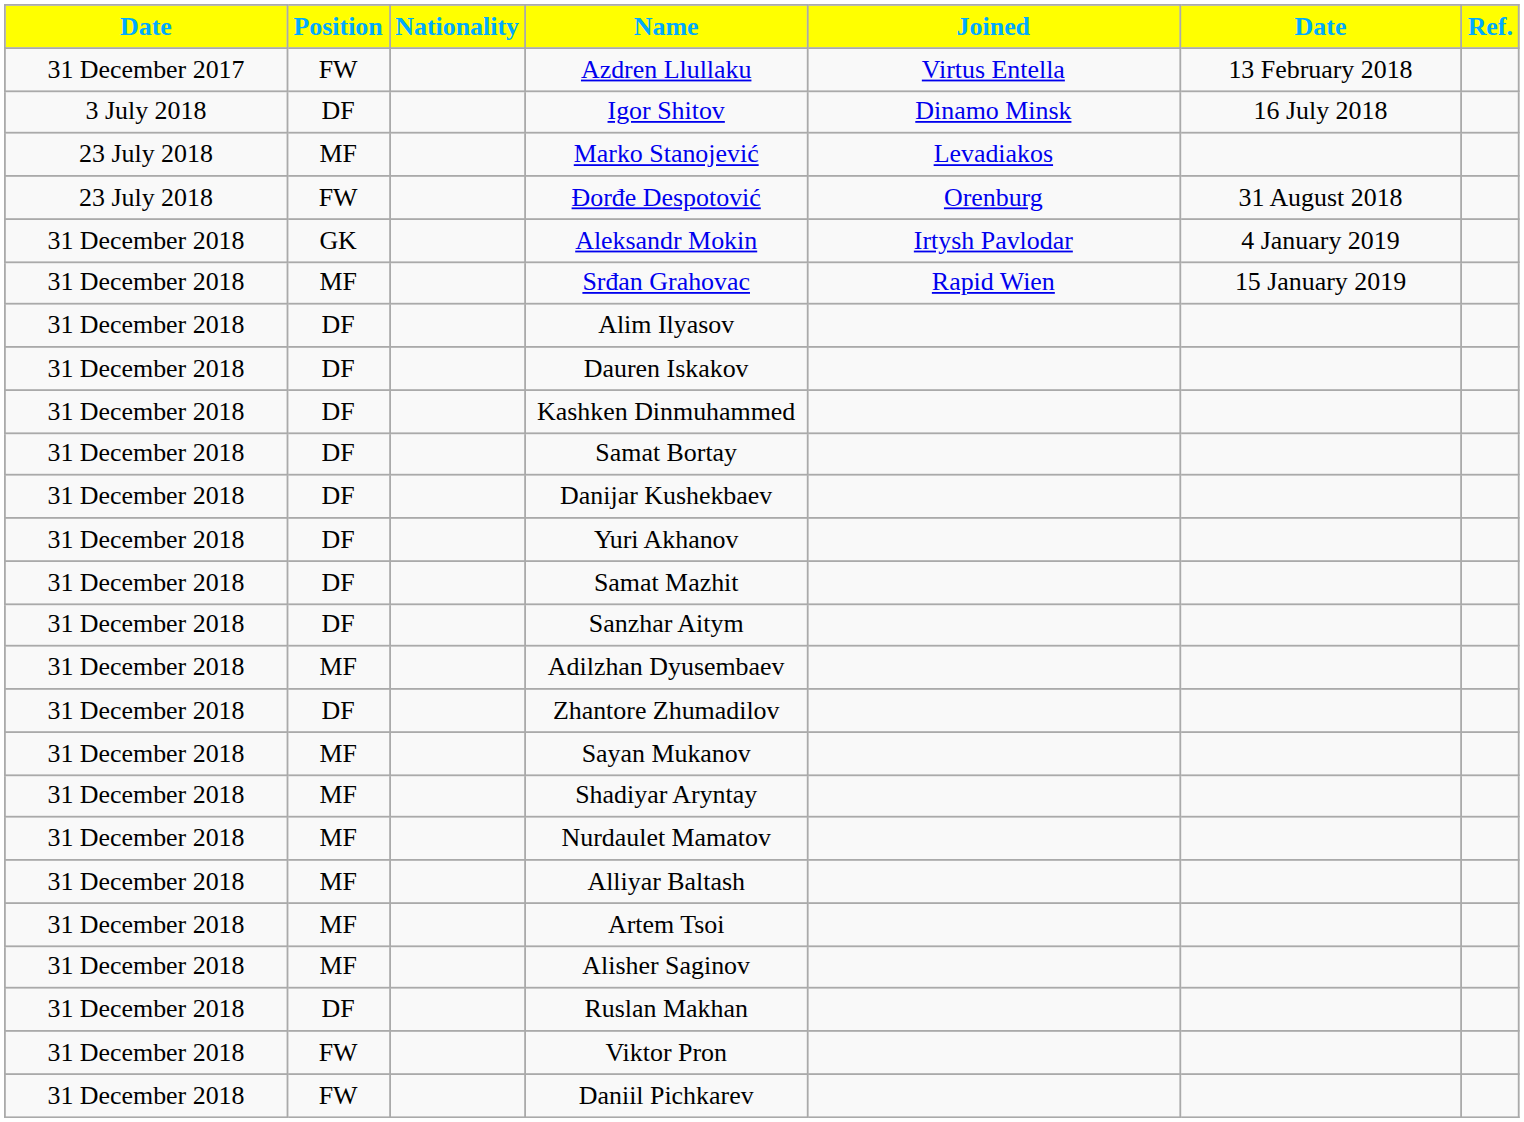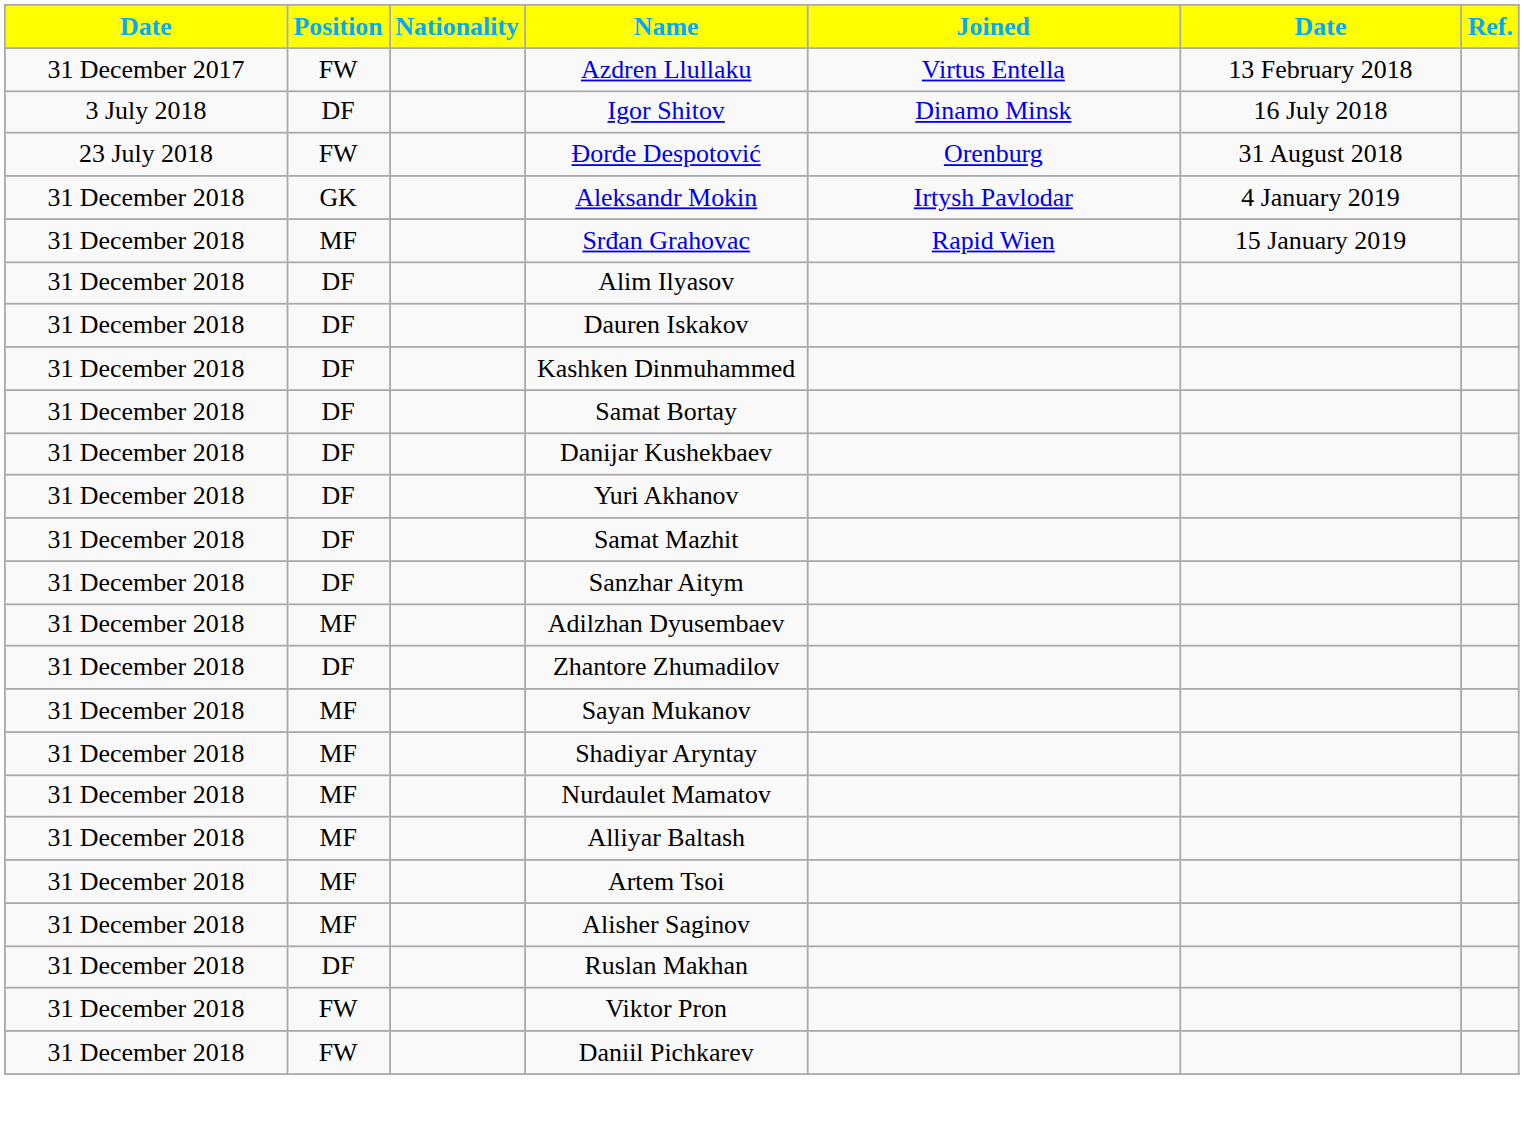- row: (666, 154)
